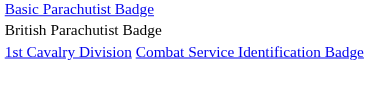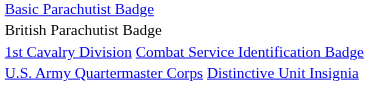+ row: (182, 72)
